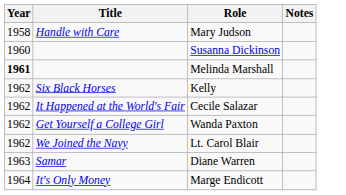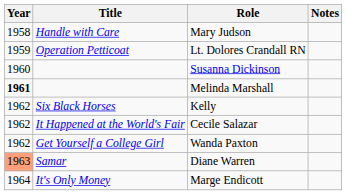+ row: (248, 50)
- row: (224, 143)
(19, 161) no background -> (19, 161) lightsalmon background
